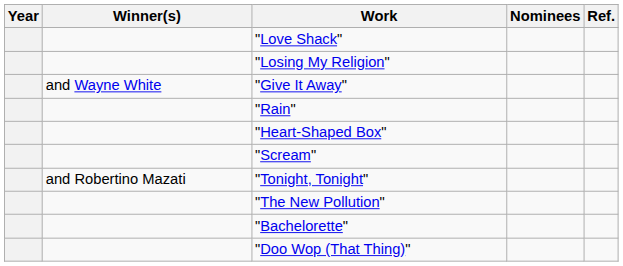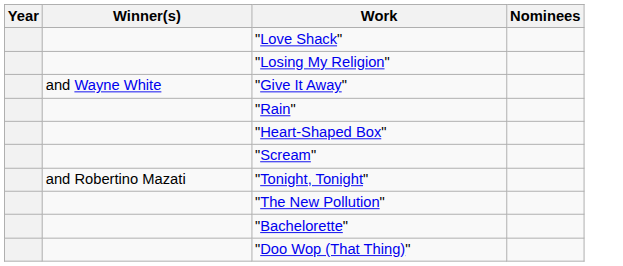- column: (601, 16)
